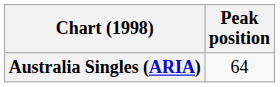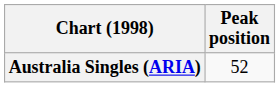(239, 67) 64 -> (239, 67) 52
